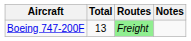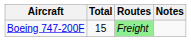(101, 28) 13 -> (101, 28) 15
